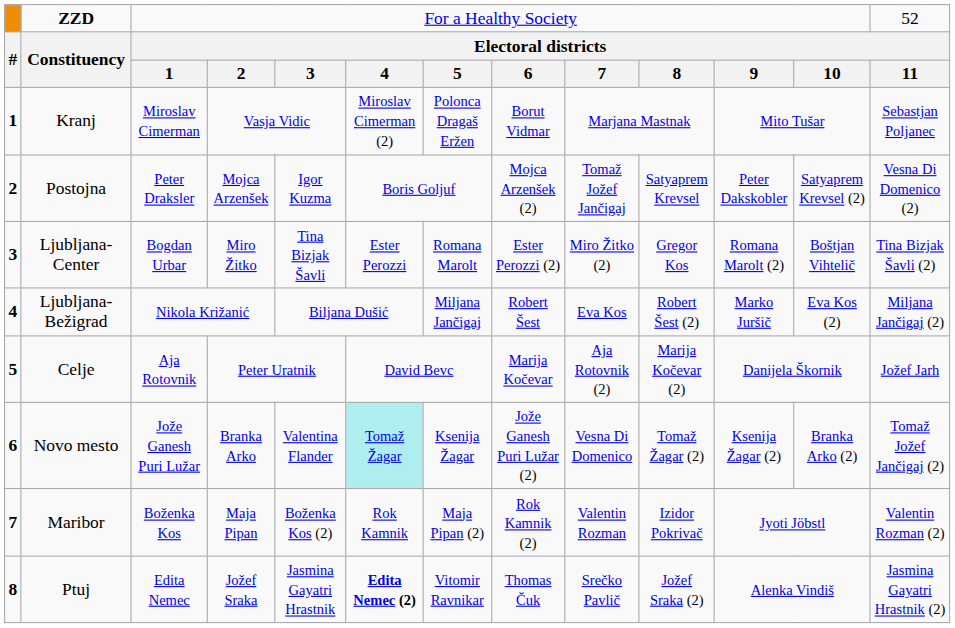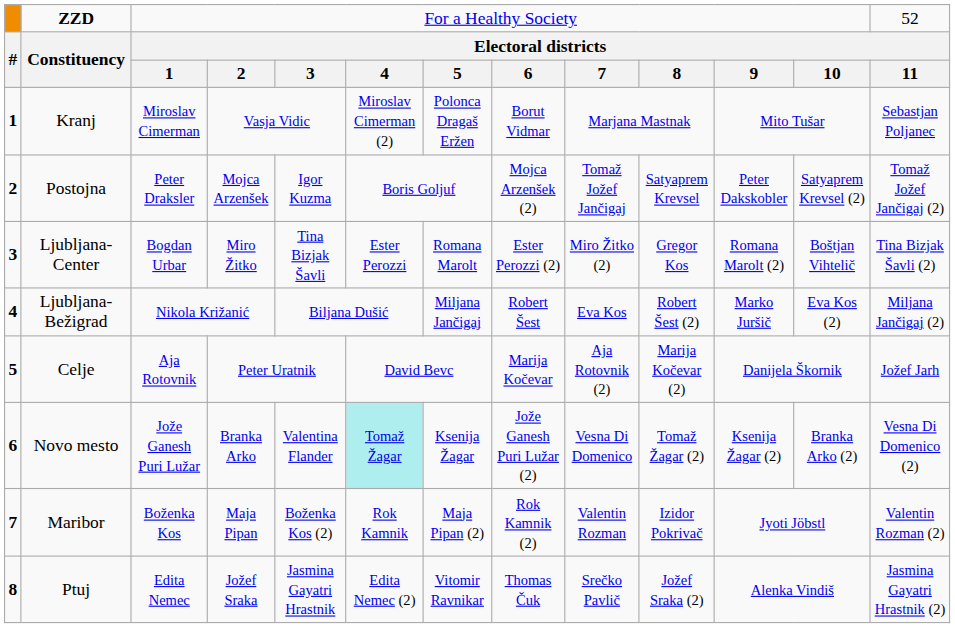(910, 188) Vesna Di Domenico (2) -> (910, 188) Tomaž Jožef Jančigaj (2)
(910, 446) Tomaž Jožef Jančigaj (2) -> (910, 446) Vesna Di Domenico (2)
(385, 589) bold -> (385, 590) normal
